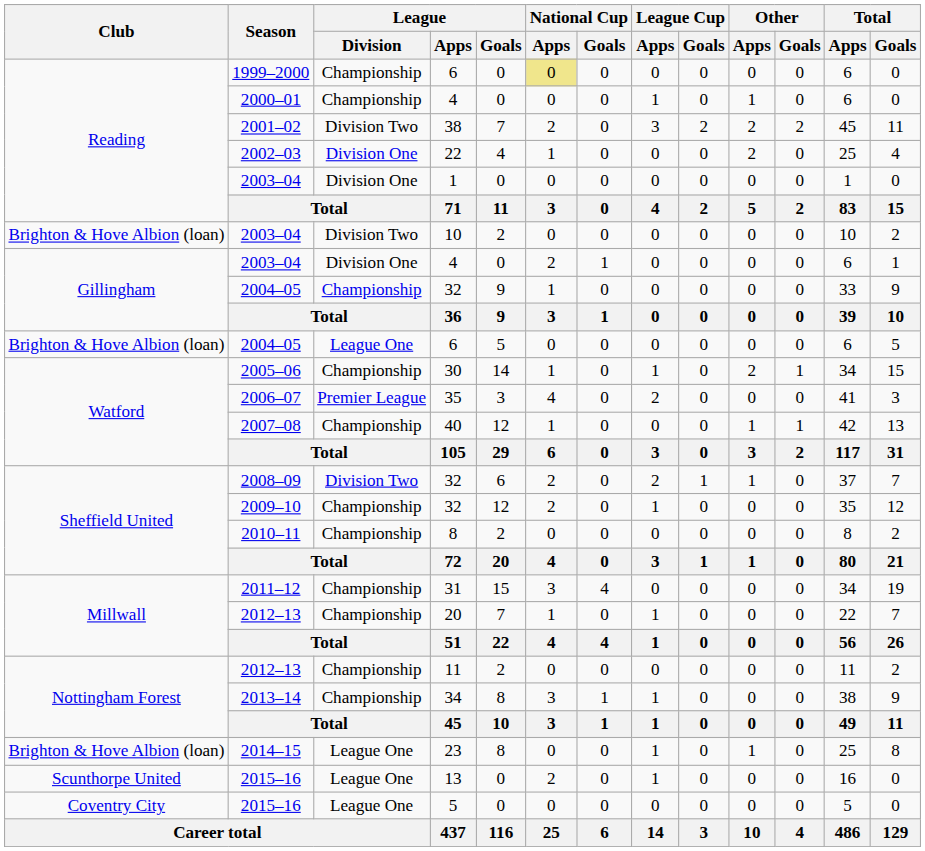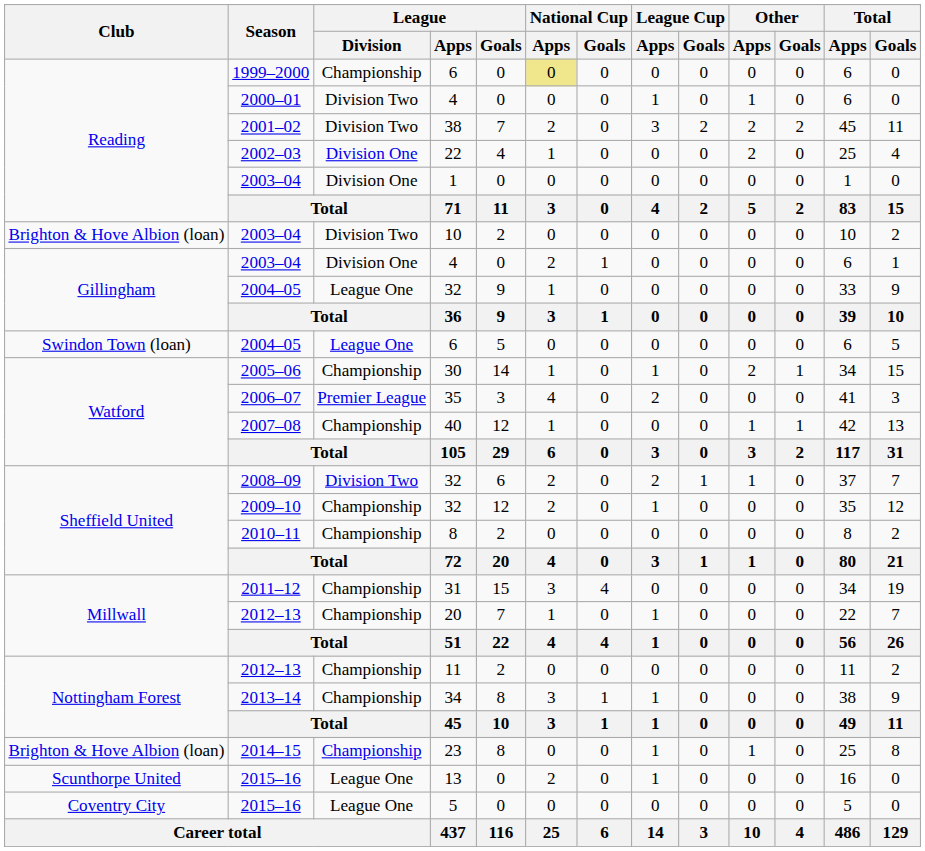(372, 99) Championship -> (372, 99) Division Two
(372, 289) Championship -> (372, 289) League One
(116, 343) Brighton & Hove Albion (loan) -> (116, 343) Swindon Town (loan)
(372, 751) League One -> (372, 751) Championship
